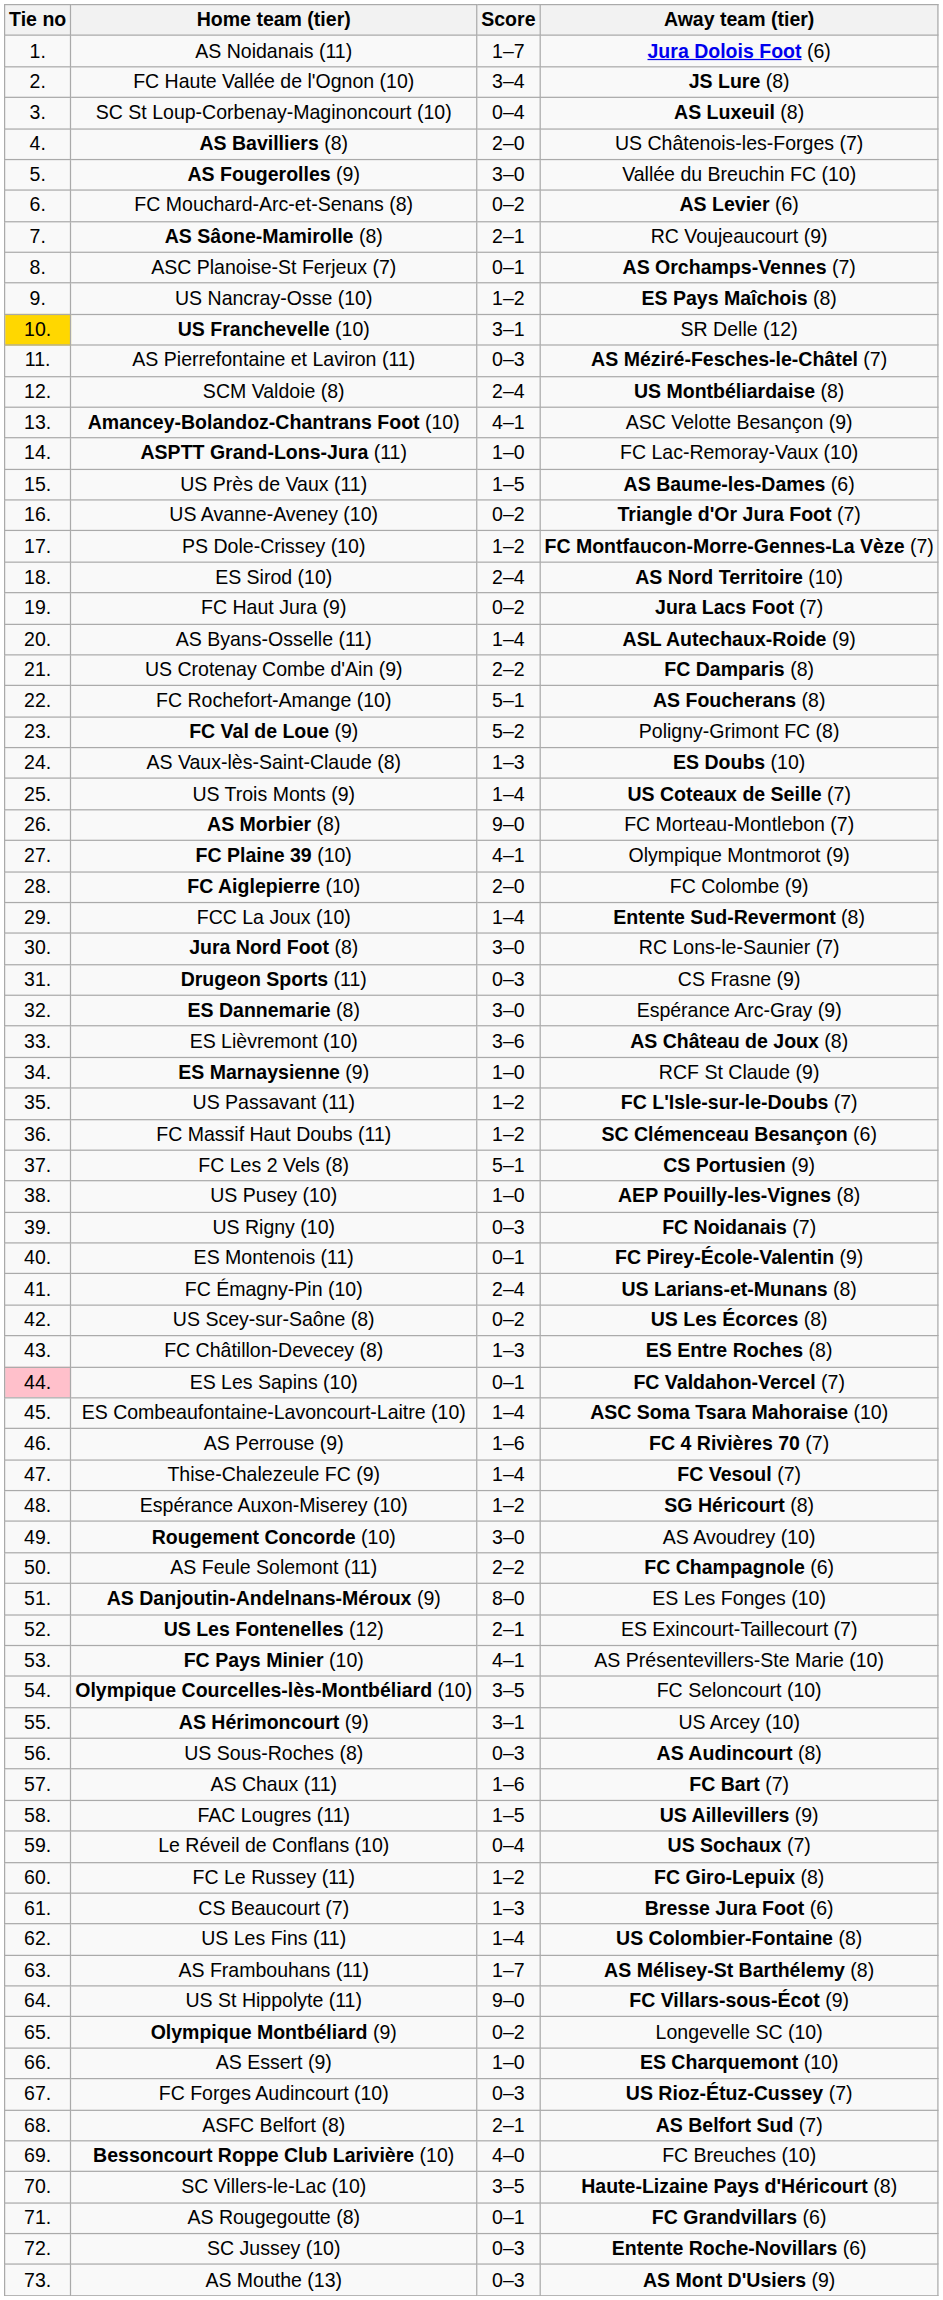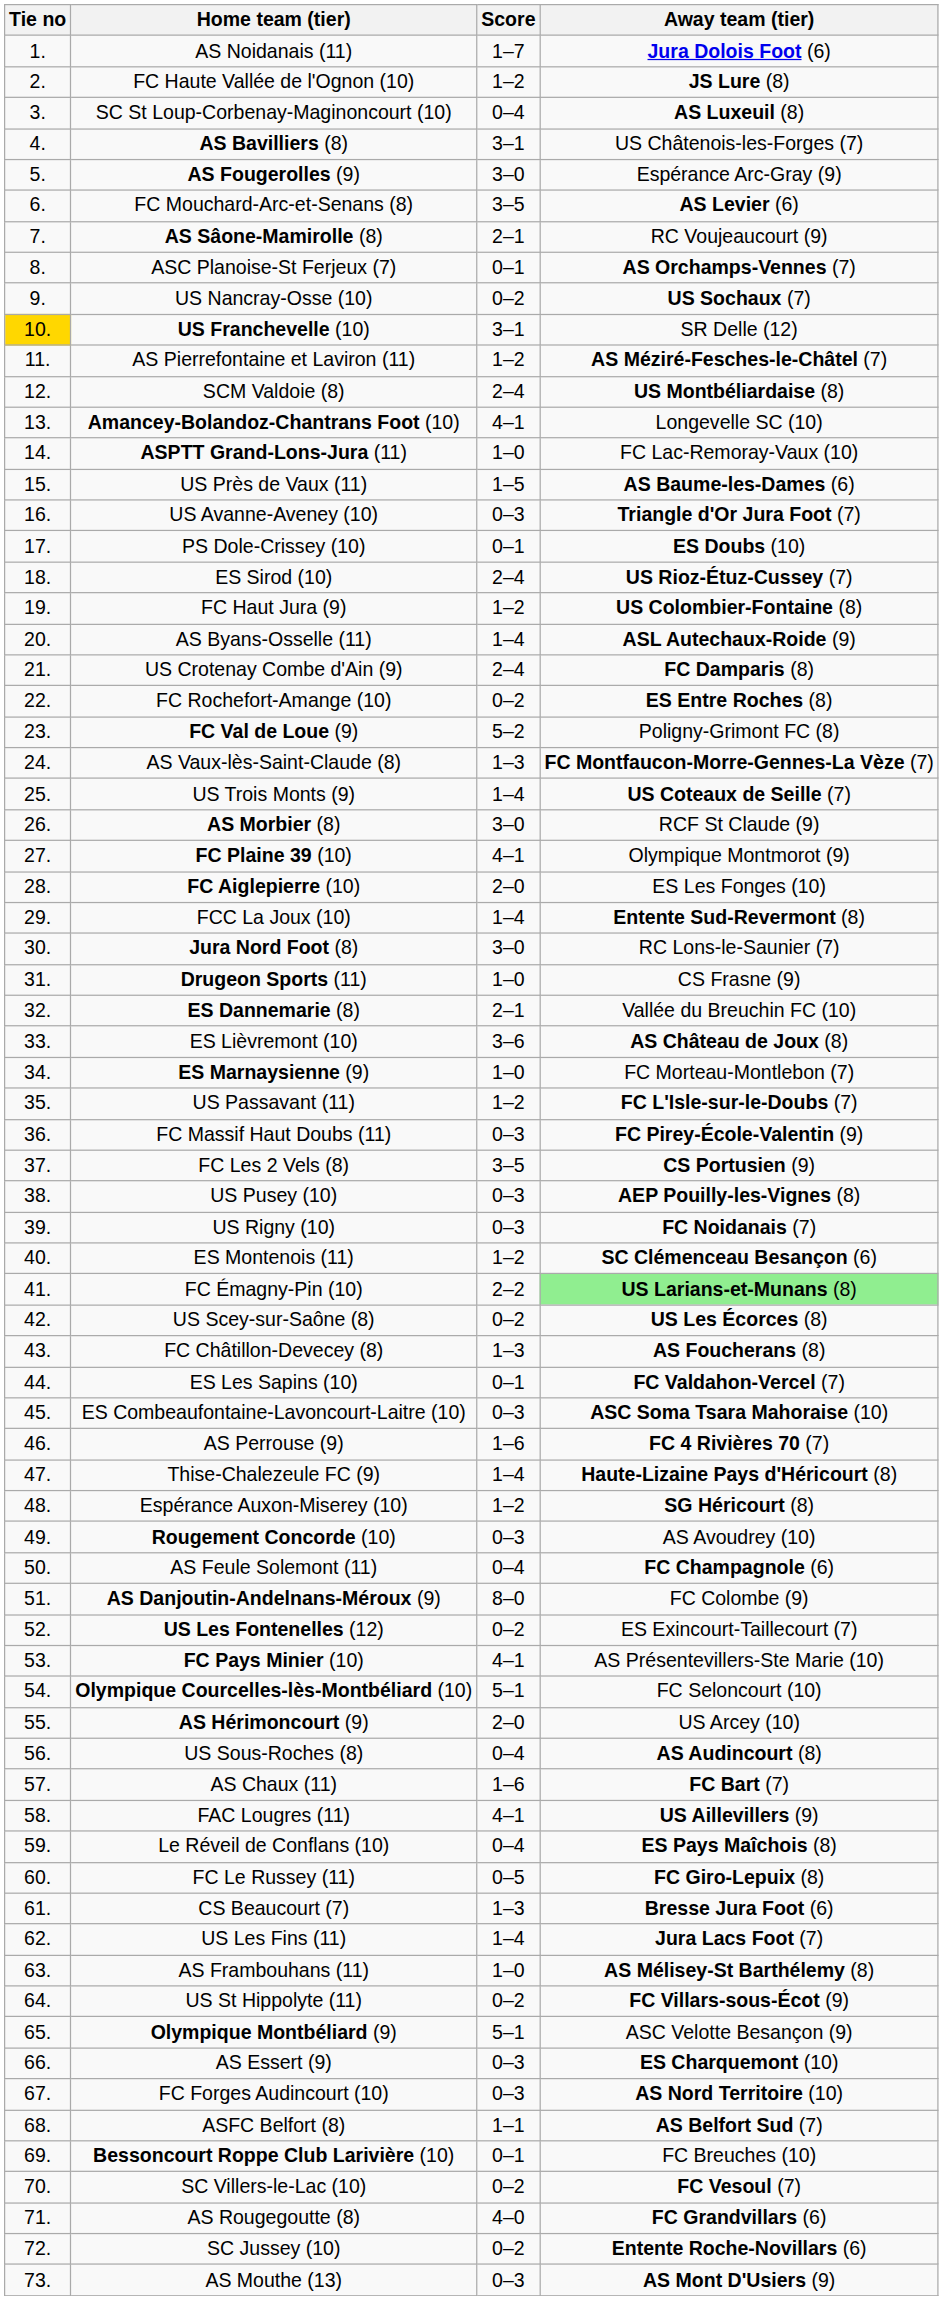(508, 81) 3–4 -> (508, 81) 1–2
(508, 143) 2–0 -> (508, 143) 3–1
(739, 174) Vallée du Breuchin FC (10) -> (739, 174) Espérance Arc-Gray (9)
(508, 205) 0–2 -> (508, 205) 3–5
(508, 298) 1–2 -> (508, 298) 0–2
(739, 298) ES Pays Maîchois (8) -> (739, 298) US Sochaux (7)
(508, 360) 0–3 -> (508, 360) 1–2
(739, 422) ASC Velotte Besançon (9) -> (739, 422) Longevelle SC (10)
(508, 515) 0–2 -> (508, 515) 0–3
(508, 546) 1–2 -> (508, 546) 0–1
(739, 546) FC Montfaucon-Morre-Gennes-La Vèze (7) -> (739, 546) ES Doubs (10)
(739, 577) AS Nord Territoire (10) -> (739, 577) US Rioz-Étuz-Cussey (7)
(508, 608) 0–2 -> (508, 608) 1–2
(739, 608) Jura Lacs Foot (7) -> (739, 608) US Colombier-Fontaine (8)
(508, 670) 2–2 -> (508, 670) 2–4
(508, 701) 5–1 -> (508, 701) 0–2
(739, 701) AS Foucherans (8) -> (739, 701) ES Entre Roches (8)
(739, 762) ES Doubs (10) -> (739, 762) FC Montfaucon-Morre-Gennes-La Vèze (7)
(508, 824) 9–0 -> (508, 824) 3–0
(739, 824) FC Morteau-Montlebon (7) -> (739, 824) RCF St Claude (9)
(739, 886) FC Colombe (9) -> (739, 886) ES Les Fonges (10)
(508, 979) 0–3 -> (508, 979) 1–0
(508, 1010) 3–0 -> (508, 1010) 2–1
(739, 1010) Espérance Arc-Gray (9) -> (739, 1010) Vallée du Breuchin FC (10)
(739, 1072) RCF St Claude (9) -> (739, 1072) FC Morteau-Montlebon (7)
(508, 1134) 1–2 -> (508, 1134) 0–3
(739, 1134) SC Clémenceau Besançon (6) -> (739, 1134) FC Pirey-École-Valentin (9)
(508, 1165) 5–1 -> (508, 1165) 3–5
(508, 1196) 1–0 -> (508, 1196) 0–3
(508, 1258) 0–1 -> (508, 1258) 1–2
(739, 1258) FC Pirey-École-Valentin (9) -> (739, 1258) SC Clémenceau Besançon (6)
(508, 1289) 2–4 -> (508, 1289) 2–2
(739, 1289) no background -> (739, 1289) lightgreen background
(739, 1351) ES Entre Roches (8) -> (739, 1351) AS Foucherans (8)
(38, 1382) pink background -> (38, 1382) no background
(508, 1413) 1–4 -> (508, 1413) 0–3
(739, 1474) FC Vesoul (7) -> (739, 1474) Haute-Lizaine Pays d'Héricourt (8)
(508, 1536) 3–0 -> (508, 1536) 0–3
(508, 1567) 2–2 -> (508, 1567) 0–4
(739, 1598) ES Les Fonges (10) -> (739, 1598) FC Colombe (9)
(508, 1629) 2–1 -> (508, 1629) 0–2
(508, 1691) 3–5 -> (508, 1691) 5–1
(508, 1722) 3–1 -> (508, 1722) 2–0
(508, 1753) 0–3 -> (508, 1753) 0–4
(508, 1815) 1–5 -> (508, 1815) 4–1
(739, 1846) US Sochaux (7) -> (739, 1846) ES Pays Maîchois (8)
(508, 1877) 1–2 -> (508, 1877) 0–5
(739, 1939) US Colombier-Fontaine (8) -> (739, 1939) Jura Lacs Foot (7)
(508, 1970) 1–7 -> (508, 1970) 1–0
(508, 2001) 9–0 -> (508, 2001) 0–2
(508, 2032) 0–2 -> (508, 2032) 5–1
(739, 2032) Longevelle SC (10) -> (739, 2032) ASC Velotte Besançon (9)
(508, 2063) 1–0 -> (508, 2063) 0–3
(739, 2094) US Rioz-Étuz-Cussey (7) -> (739, 2094) AS Nord Territoire (10)
(508, 2125) 2–1 -> (508, 2125) 1–1
(508, 2156) 4–0 -> (508, 2156) 0–1
(508, 2187) 3–5 -> (508, 2187) 0–2
(739, 2187) Haute-Lizaine Pays d'Héricourt (8) -> (739, 2187) FC Vesoul (7)
(508, 2217) 0–1 -> (508, 2217) 4–0
(508, 2248) 0–3 -> (508, 2248) 0–2
